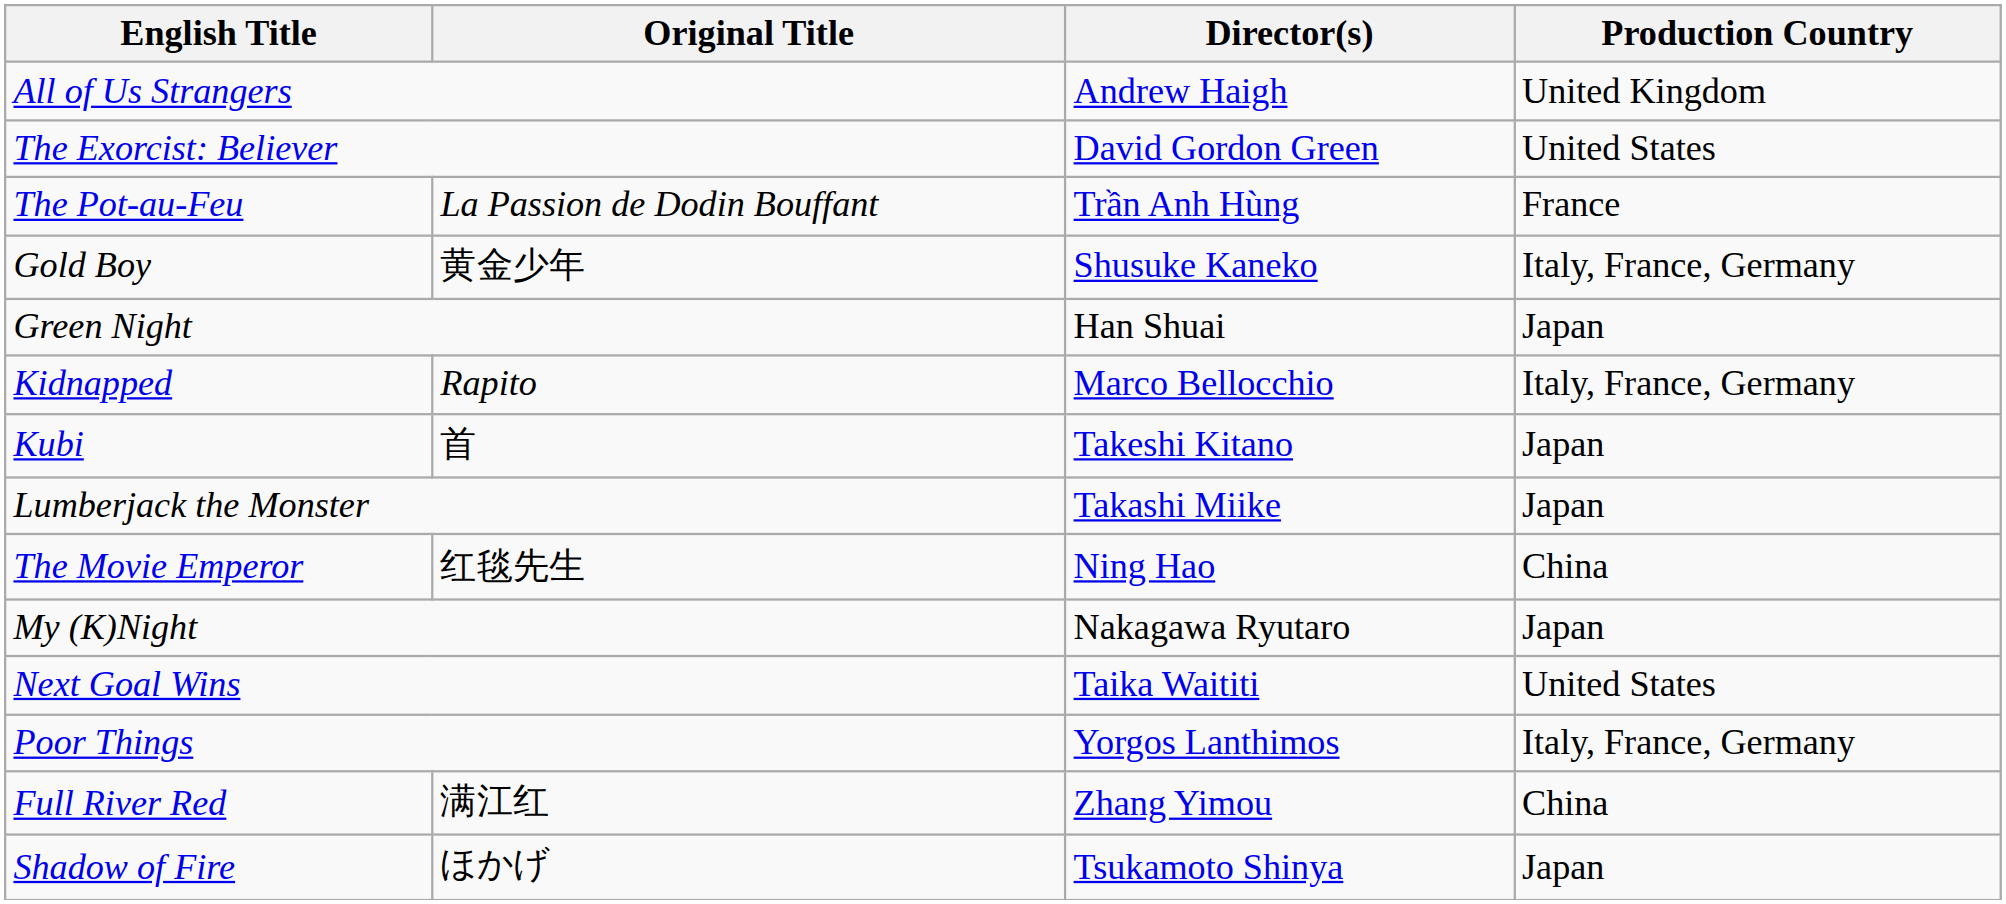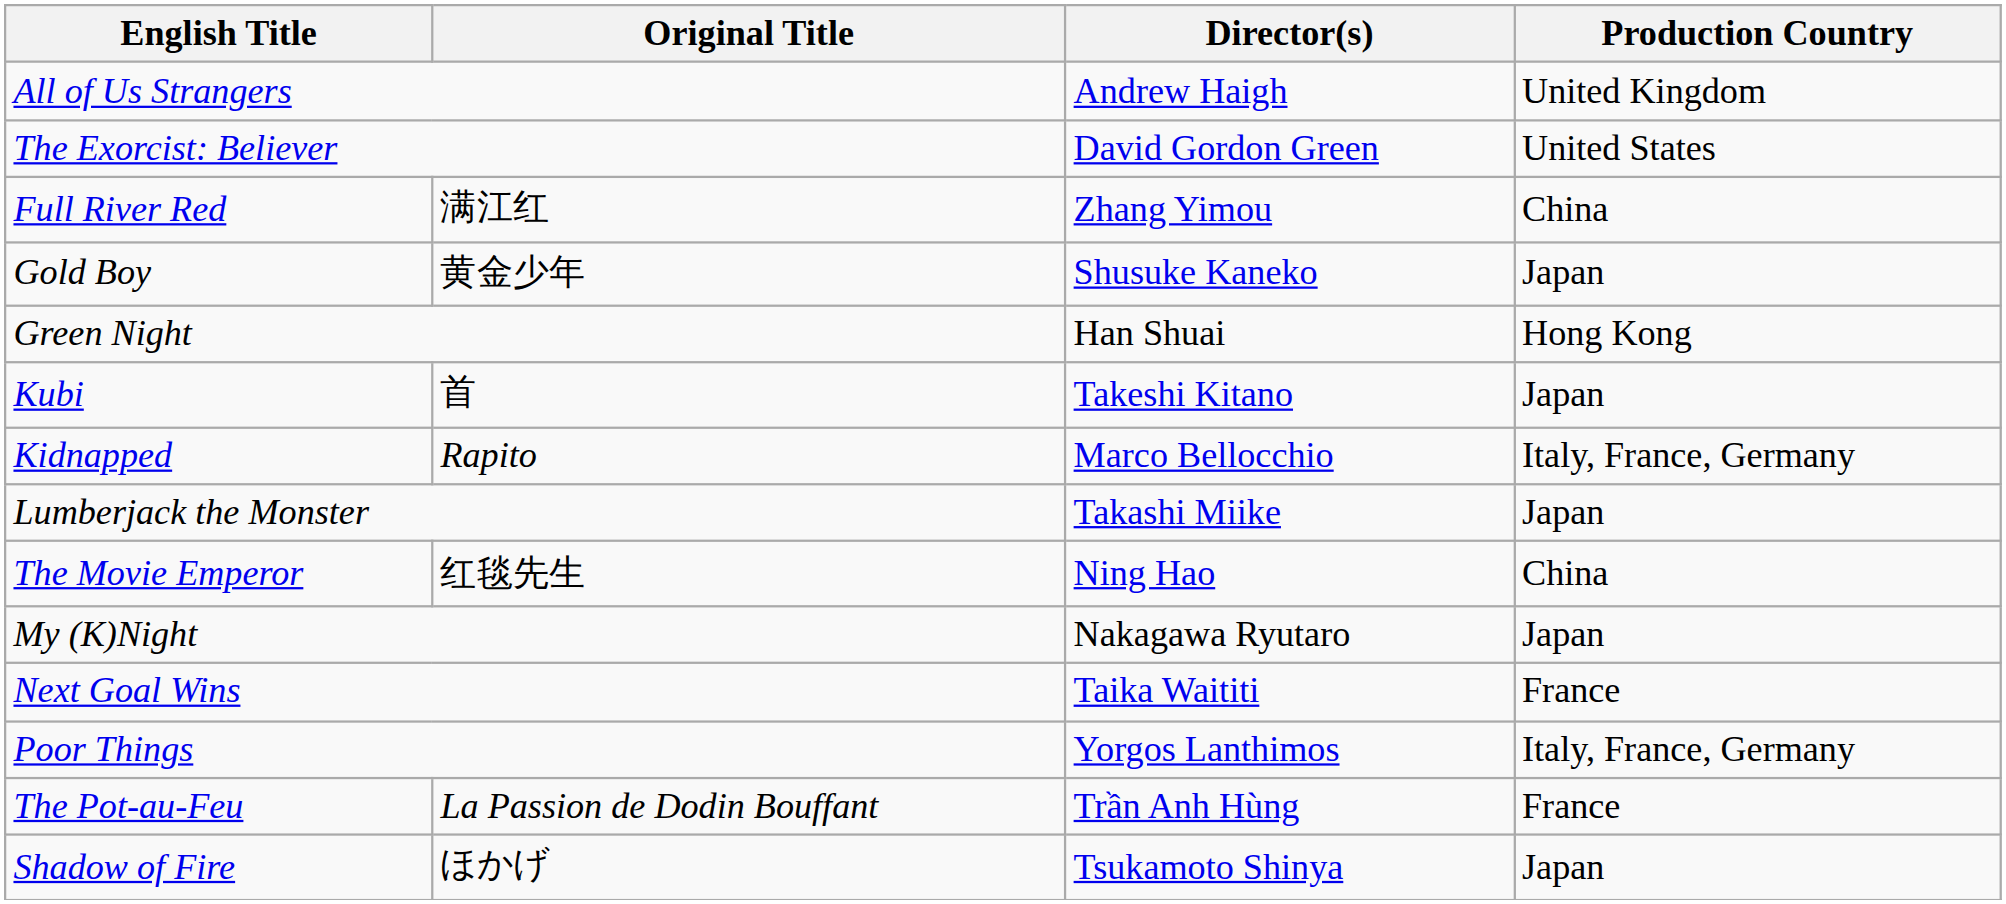rows swapped: (120, 802) <-> (128, 205)
(1689, 265) Italy, France, Germany -> (1563, 272) Japan
(1563, 326) Japan -> (1607, 333) Hong Kong
rows swapped: (93, 384) <-> (49, 444)
(1619, 684) United States -> (1571, 691) France
